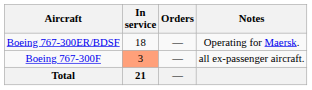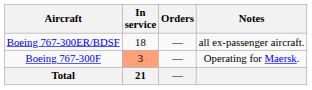(252, 42) Operating for Maersk. -> (252, 42) all ex-passenger aircraft.
(252, 59) all ex-passenger aircraft. -> (252, 59) Operating for Maersk.
